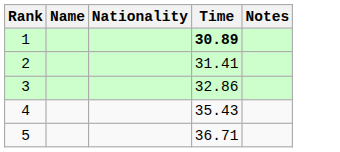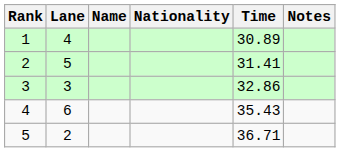+ column: (67, 16)
(217, 40) bold -> (259, 40) normal
